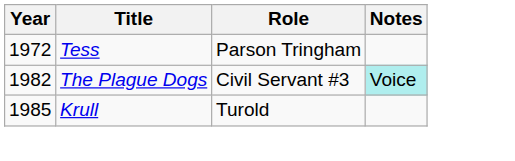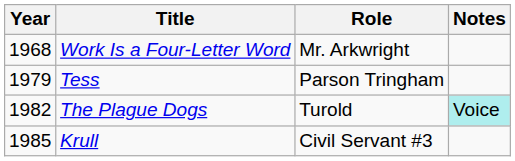+ row: (175, 49)
(30, 49) 1972 -> (30, 79) 1979
(283, 79) Civil Servant #3 -> (326, 110) Turold
(243, 110) Turold -> (366, 140) Civil Servant #3
